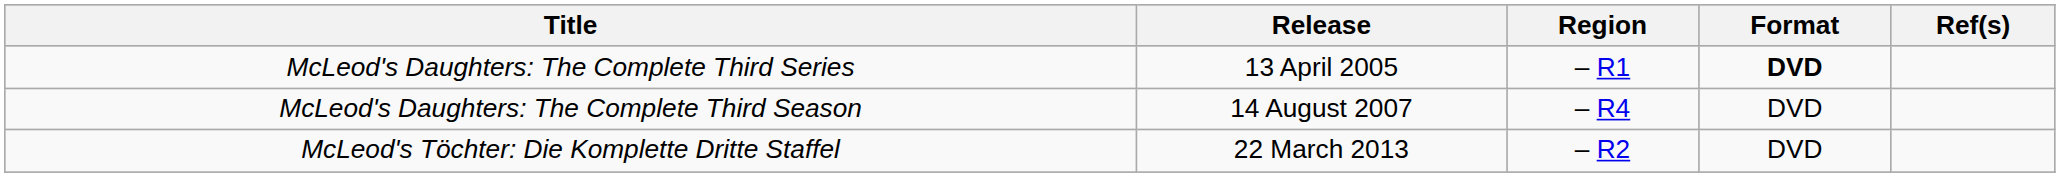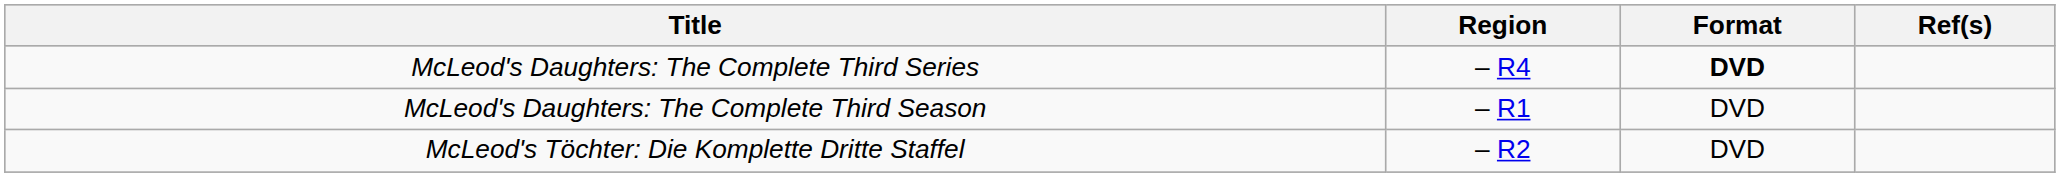- column: (1321, 25)
(1603, 66) – R1 -> (1503, 66) – R4
(1603, 108) – R4 -> (1503, 108) – R1
